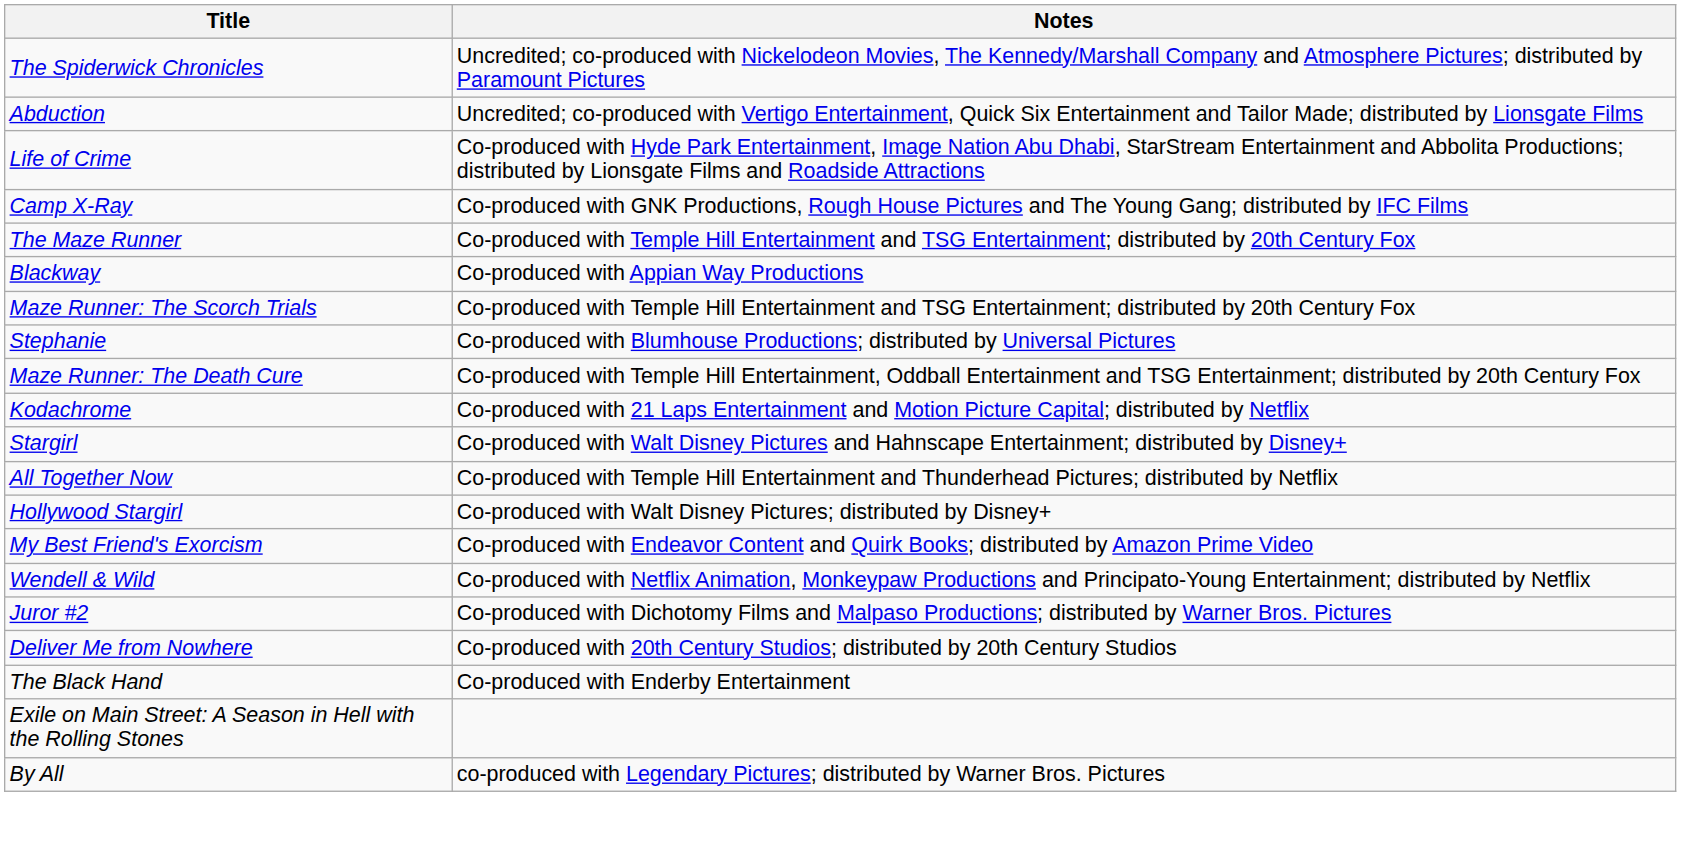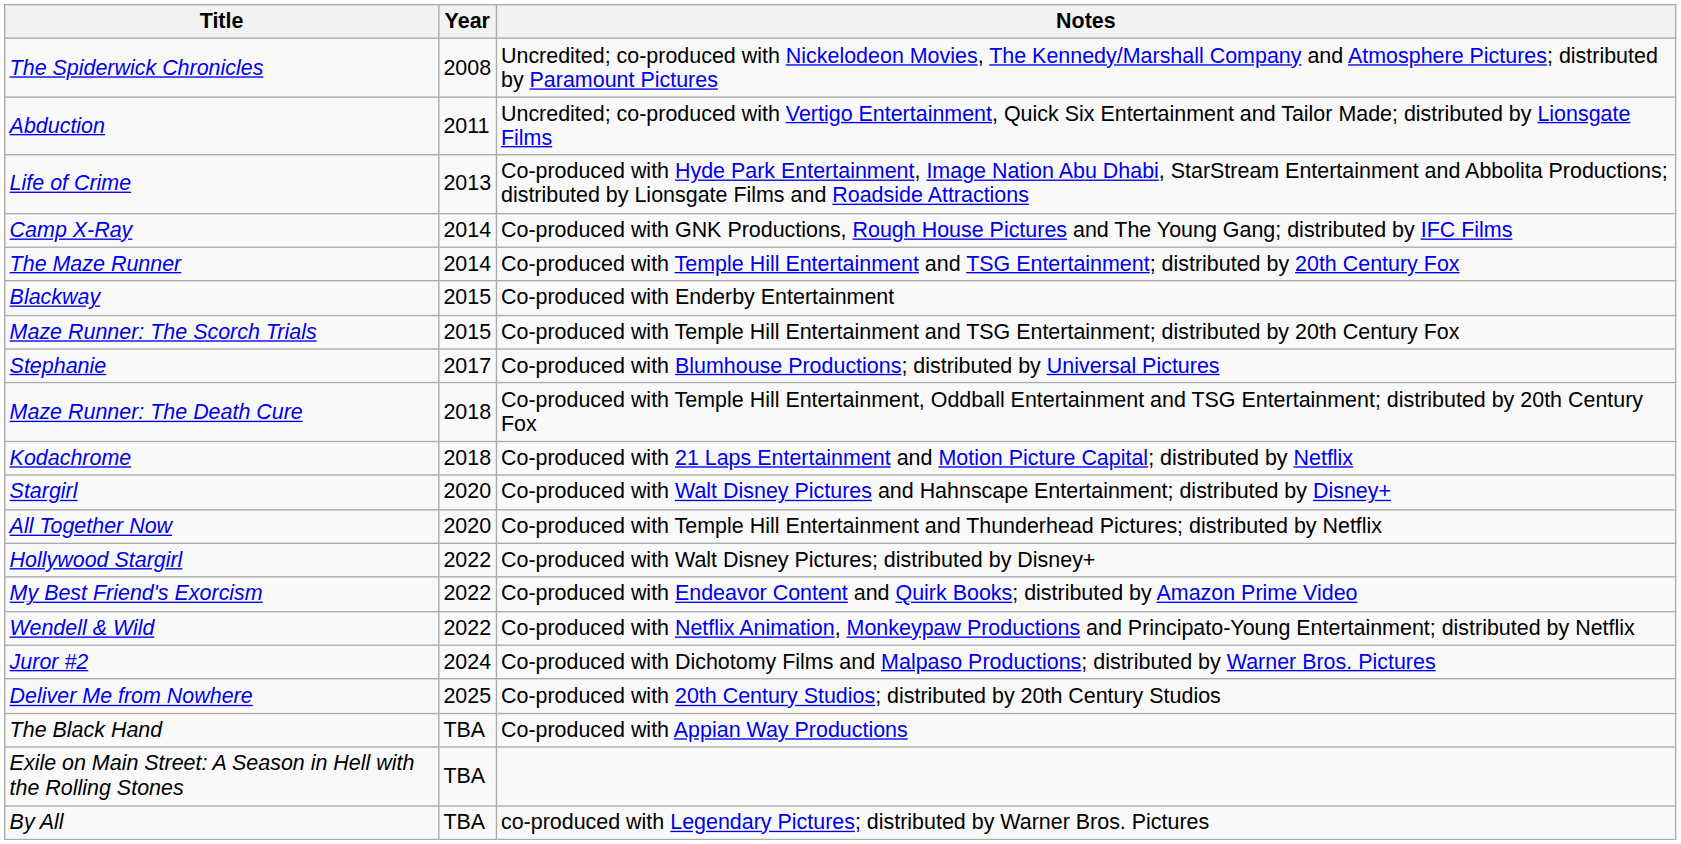+ column: (467, 21)
(660, 273) Co-produced with Appian Way Productions -> (698, 297) Co-produced with Enderby Entertainment
(653, 681) Co-produced with Enderby Entertainment -> (704, 730) Co-produced with Appian Way Productions
